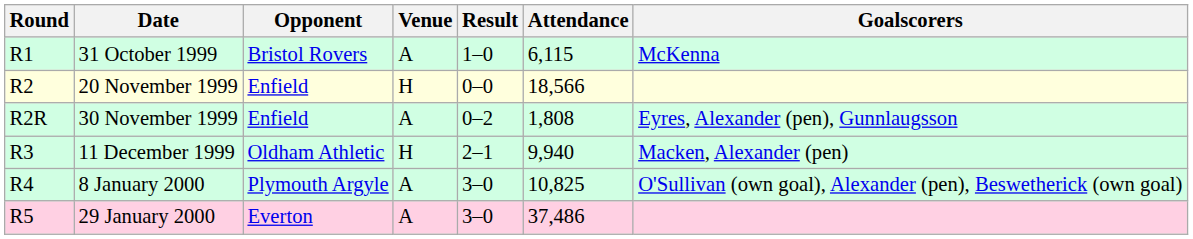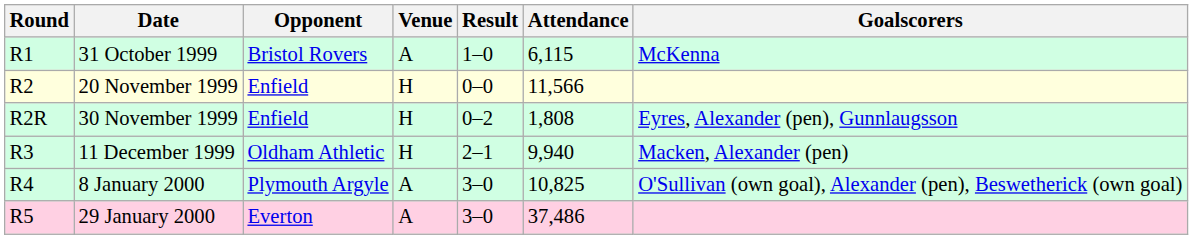(556, 86) 18,566 -> (556, 86) 11,566
(406, 119) A -> (406, 119) H
